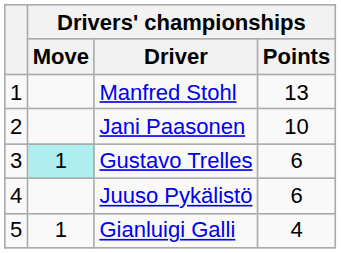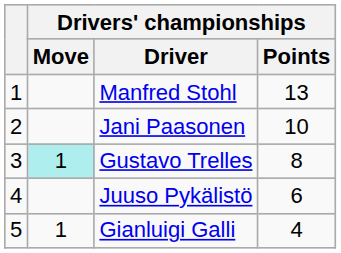(297, 161) 6 -> (297, 161) 8
